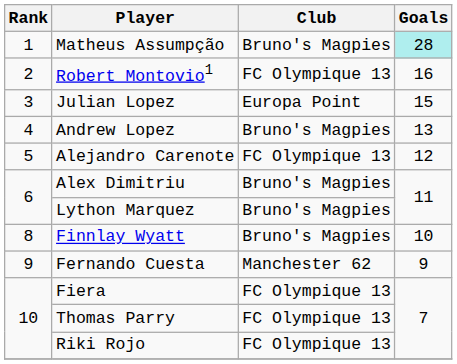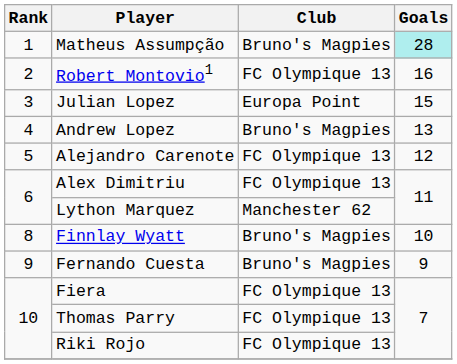(317, 184) Bruno's Magpies -> (317, 184) FC Olympique 13
(317, 211) Bruno's Magpies -> (307, 211) Manchester 62
(307, 264) Manchester 62 -> (317, 264) Bruno's Magpies
